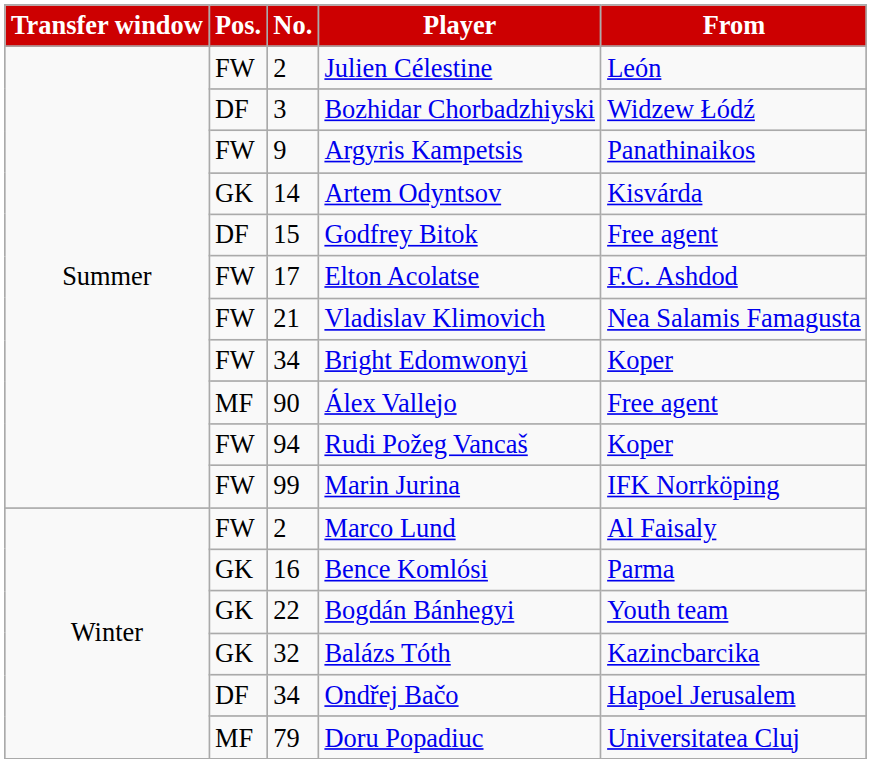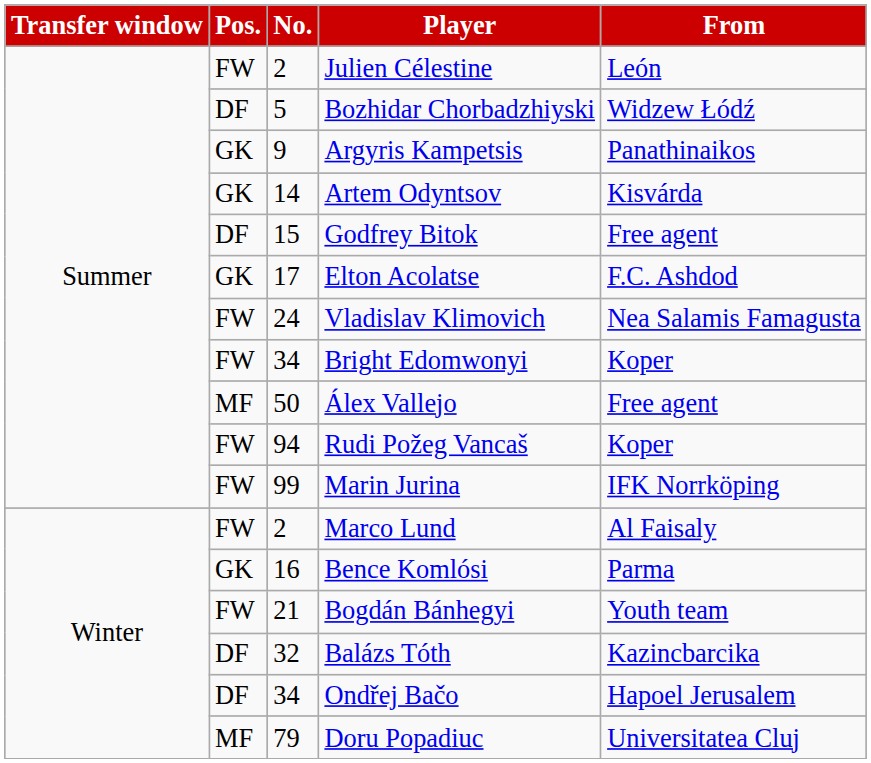(280, 109) 3 -> (280, 109) 5
(235, 151) FW -> (234, 151) GK
(235, 276) FW -> (234, 276) GK
(287, 318) 21 -> (287, 318) 24
(287, 402) 90 -> (287, 402) 50
(234, 611) GK -> (235, 611) FW
(287, 611) 22 -> (287, 611) 21
(234, 653) GK -> (232, 653) DF
